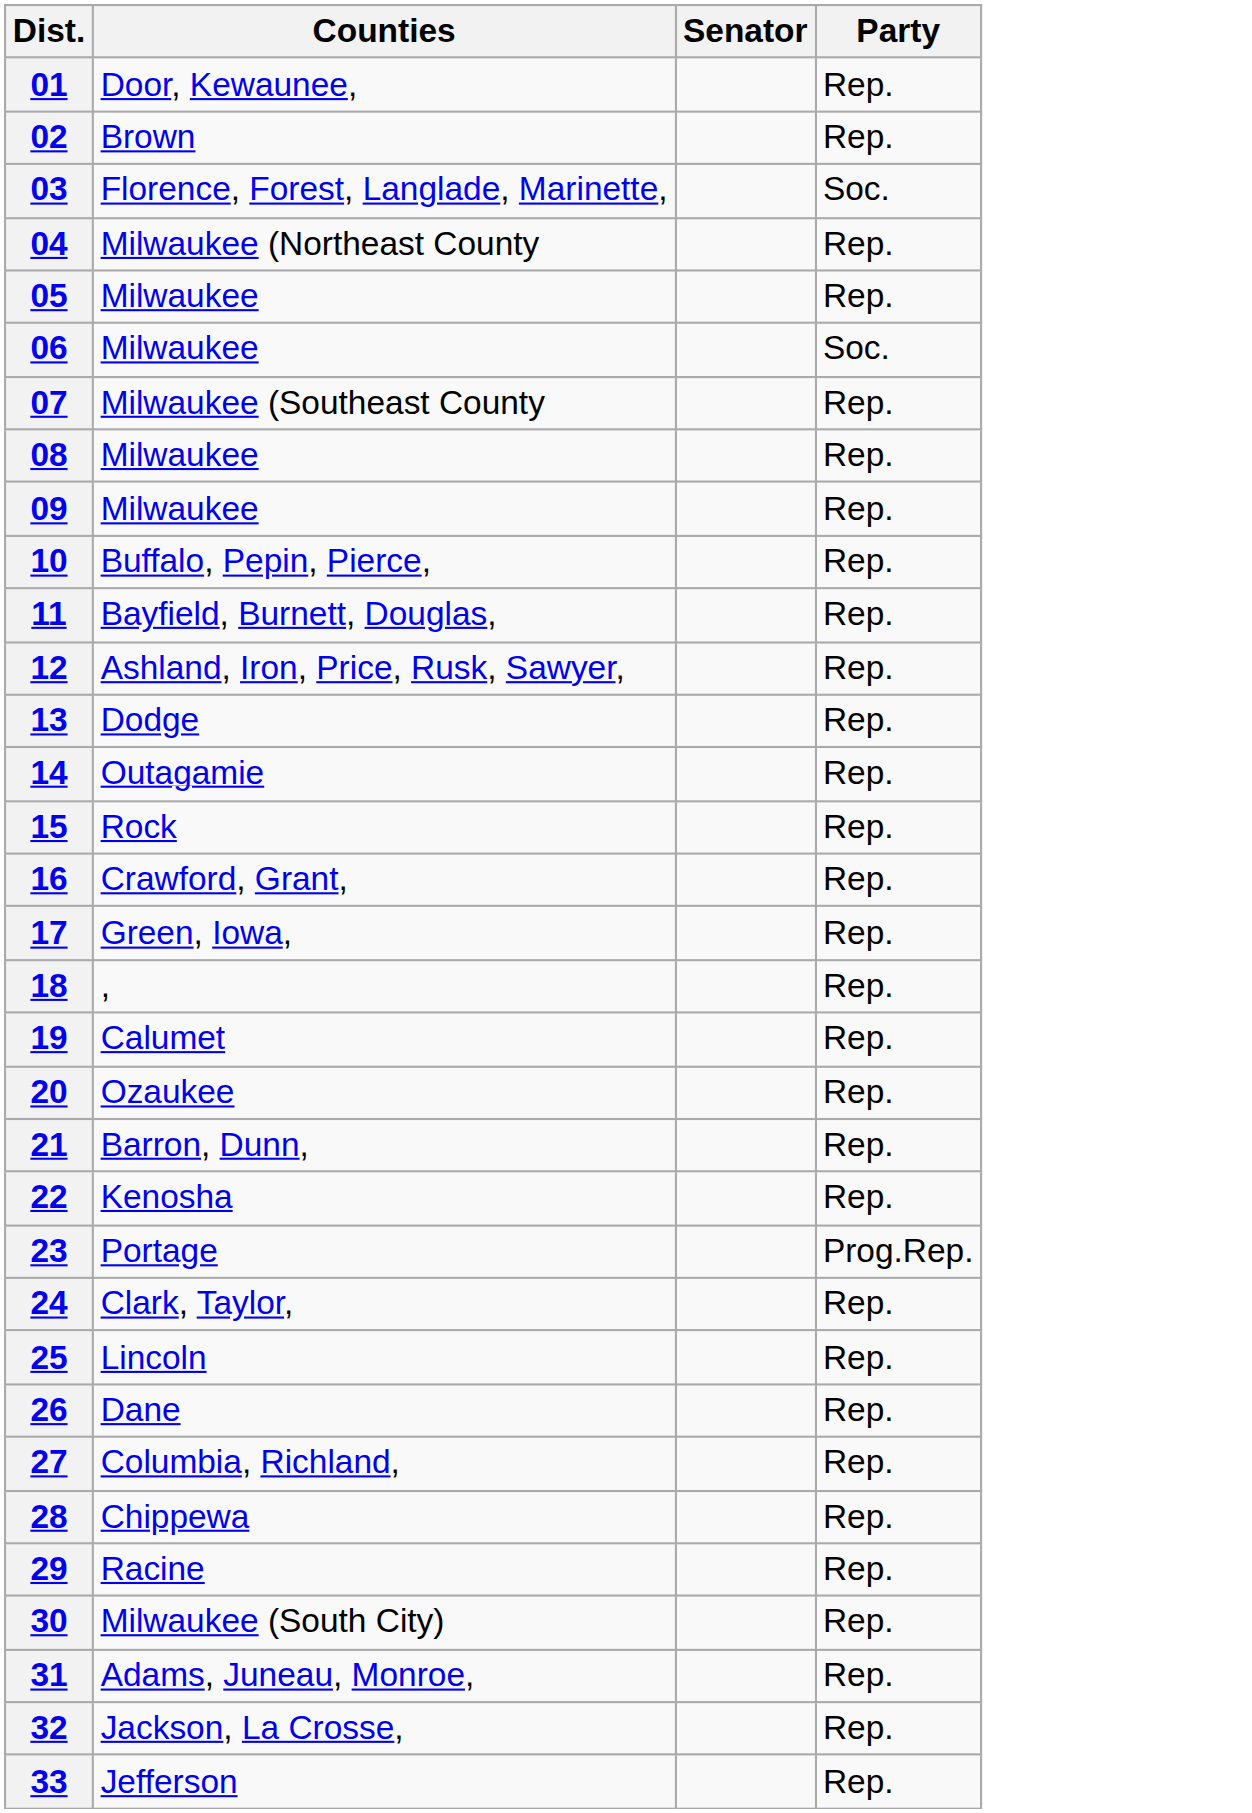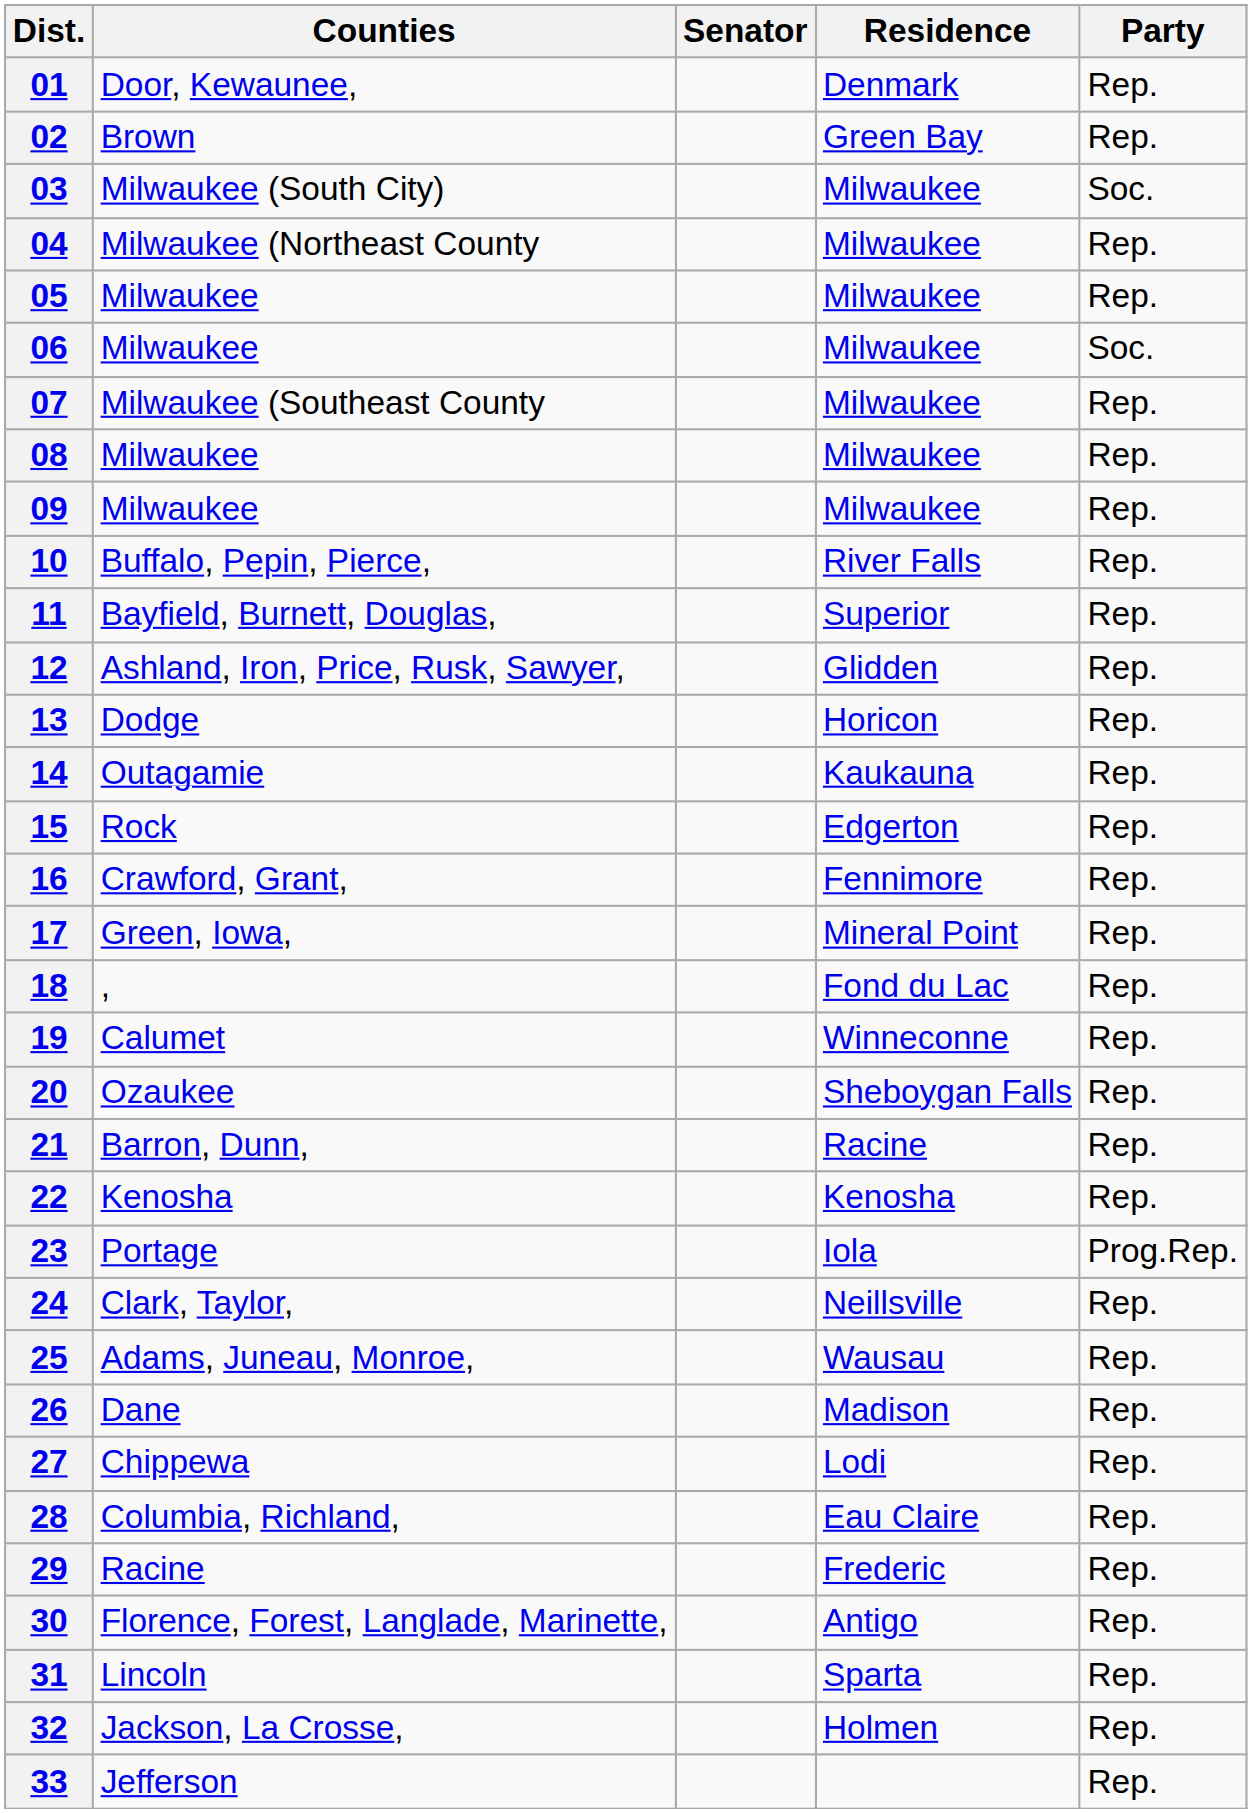+ column: (947, 31)
(384, 190) Florence, Forest, Langlade, Marinette, -> (273, 190) Milwaukee (South City)
(154, 1356) Lincoln -> (287, 1356) Adams, Juneau, Monroe,
(250, 1462) Columbia, Richland, -> (175, 1462) Chippewa
(175, 1515) Chippewa -> (250, 1515) Columbia, Richland,
(273, 1622) Milwaukee (South City) -> (384, 1622) Florence, Forest, Langlade, Marinette,
(287, 1675) Adams, Juneau, Monroe, -> (154, 1675) Lincoln
